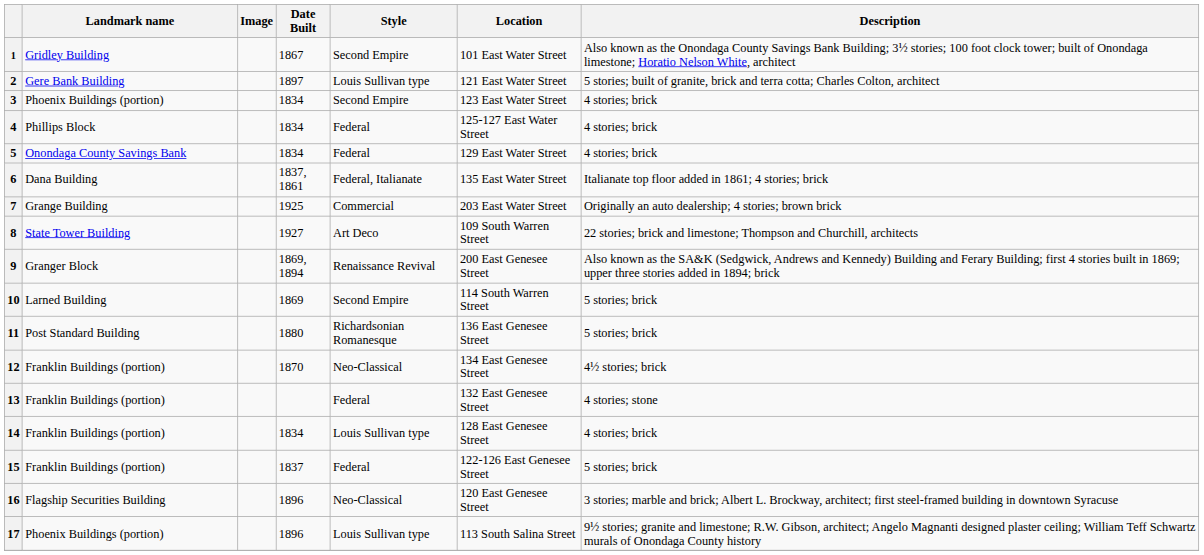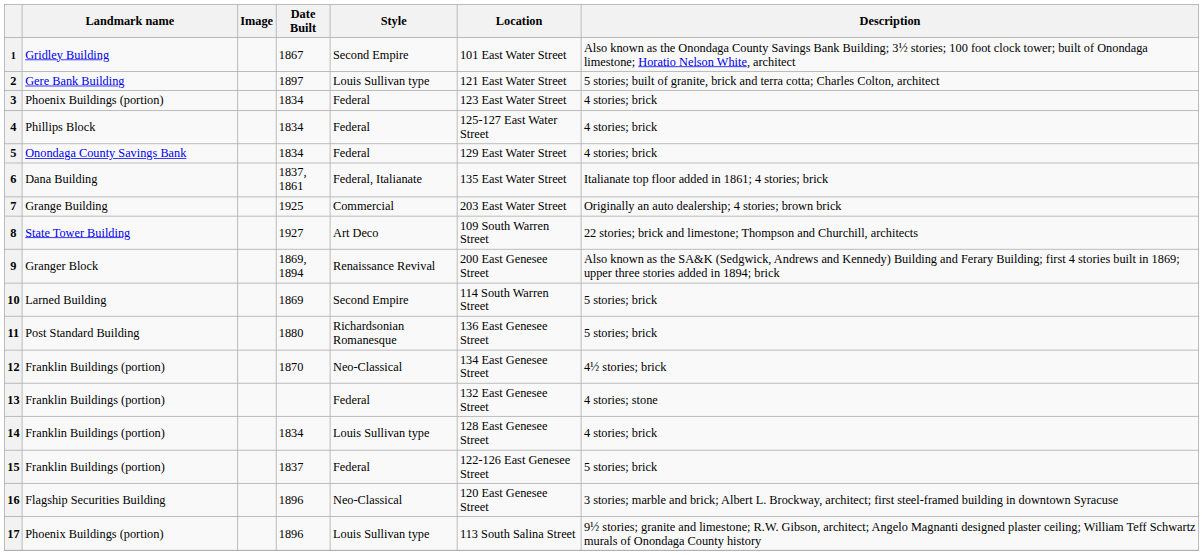(371, 100) Second Empire -> (351, 100) Federal
